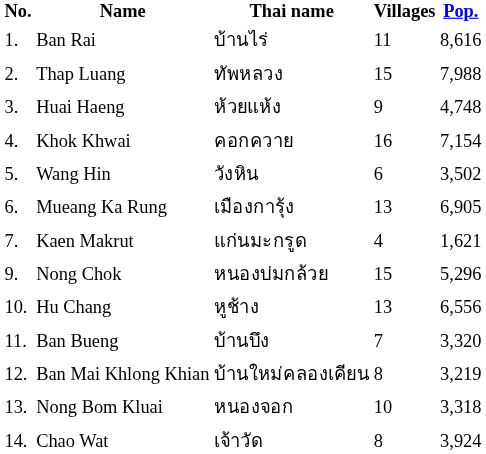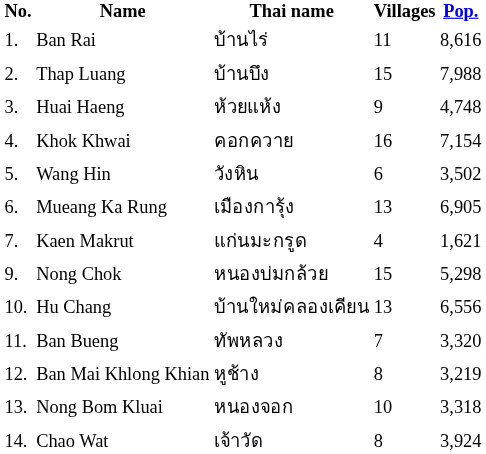(249, 73) ทัพหลวง -> (242, 73) บ้านบึง
(461, 273) 5,296 -> (461, 273) 5,298
(236, 307) หูช้าง -> (292, 307) บ้านใหม่คลองเคียน
(242, 340) บ้านบึง -> (249, 340) ทัพหลวง
(292, 374) บ้านใหม่คลองเคียน -> (236, 374) หูช้าง
